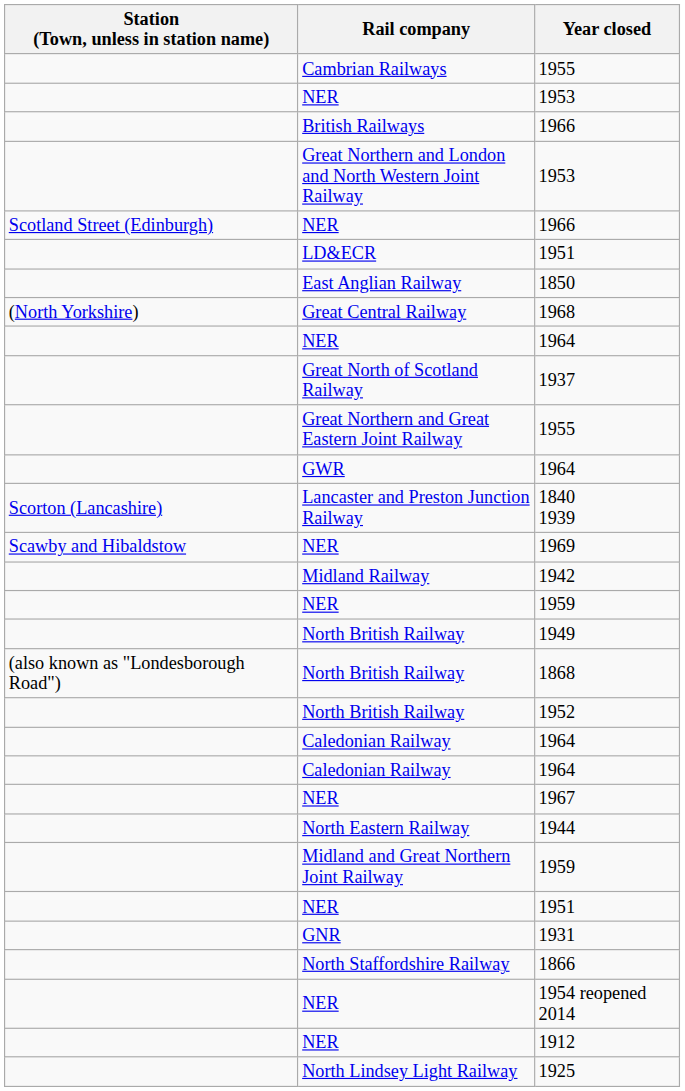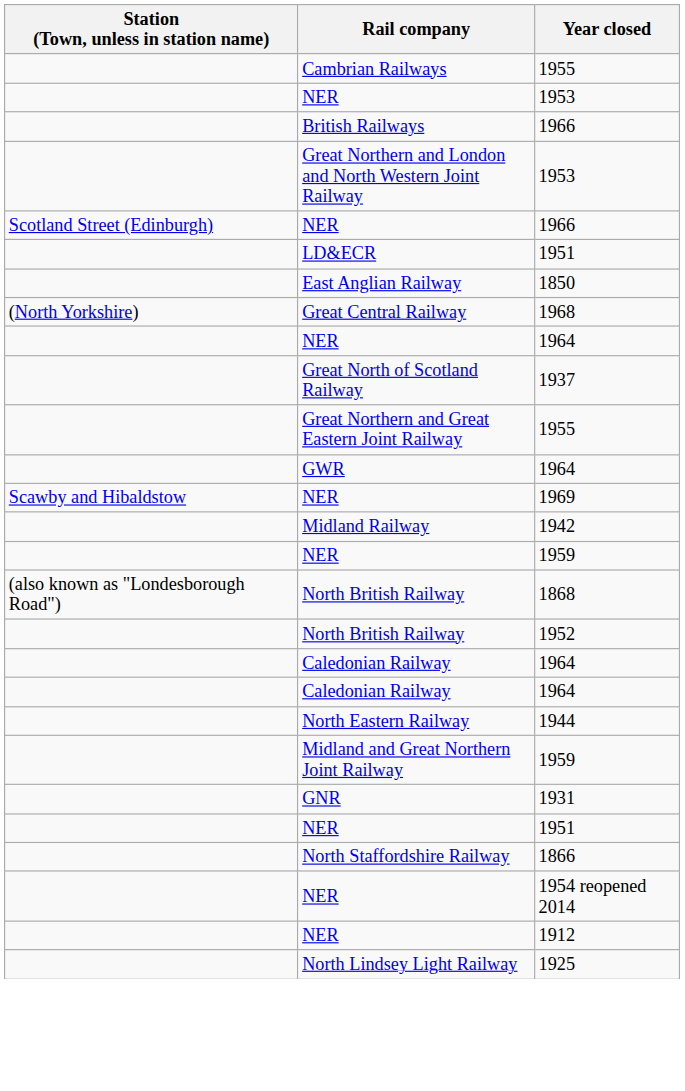- row: (416, 507)
- row: (383, 633)
- row: (320, 799)
rows swapped: (320, 906) <-> (321, 935)
